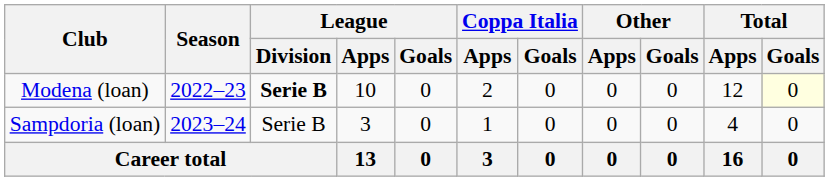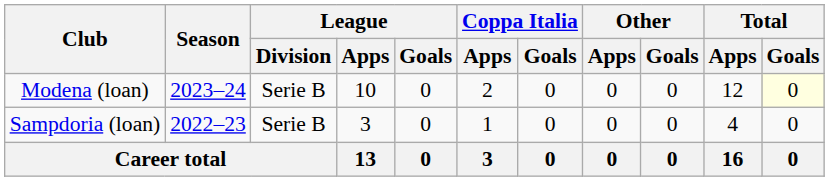(208, 90) 2022–23 -> (208, 90) 2023–24
(294, 90) bold -> (294, 90) normal
(208, 124) 2023–24 -> (208, 124) 2022–23
